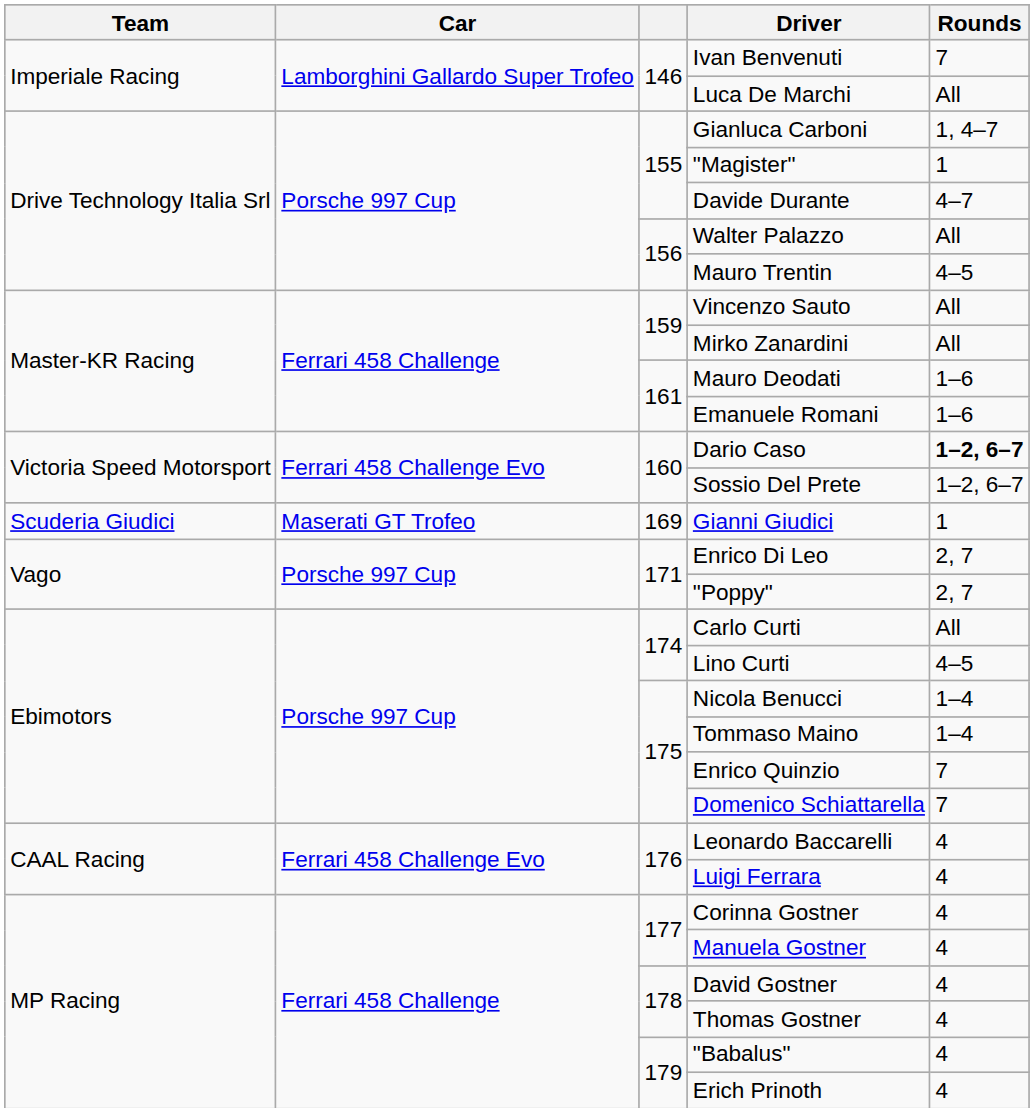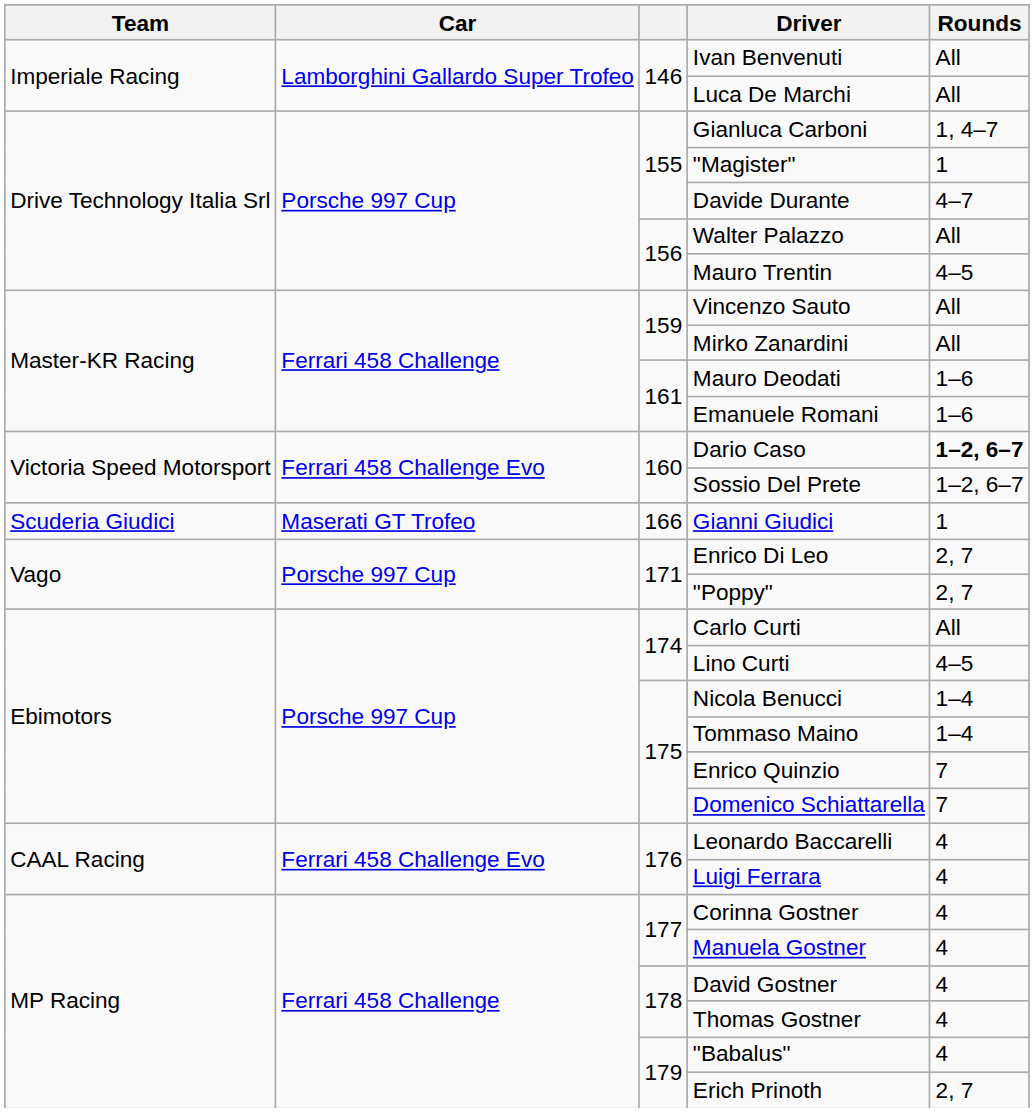(942, 58) 7 -> (948, 58) All
(663, 520) 169 -> (663, 520) 166
(942, 1090) 4 -> (954, 1090) 2, 7
